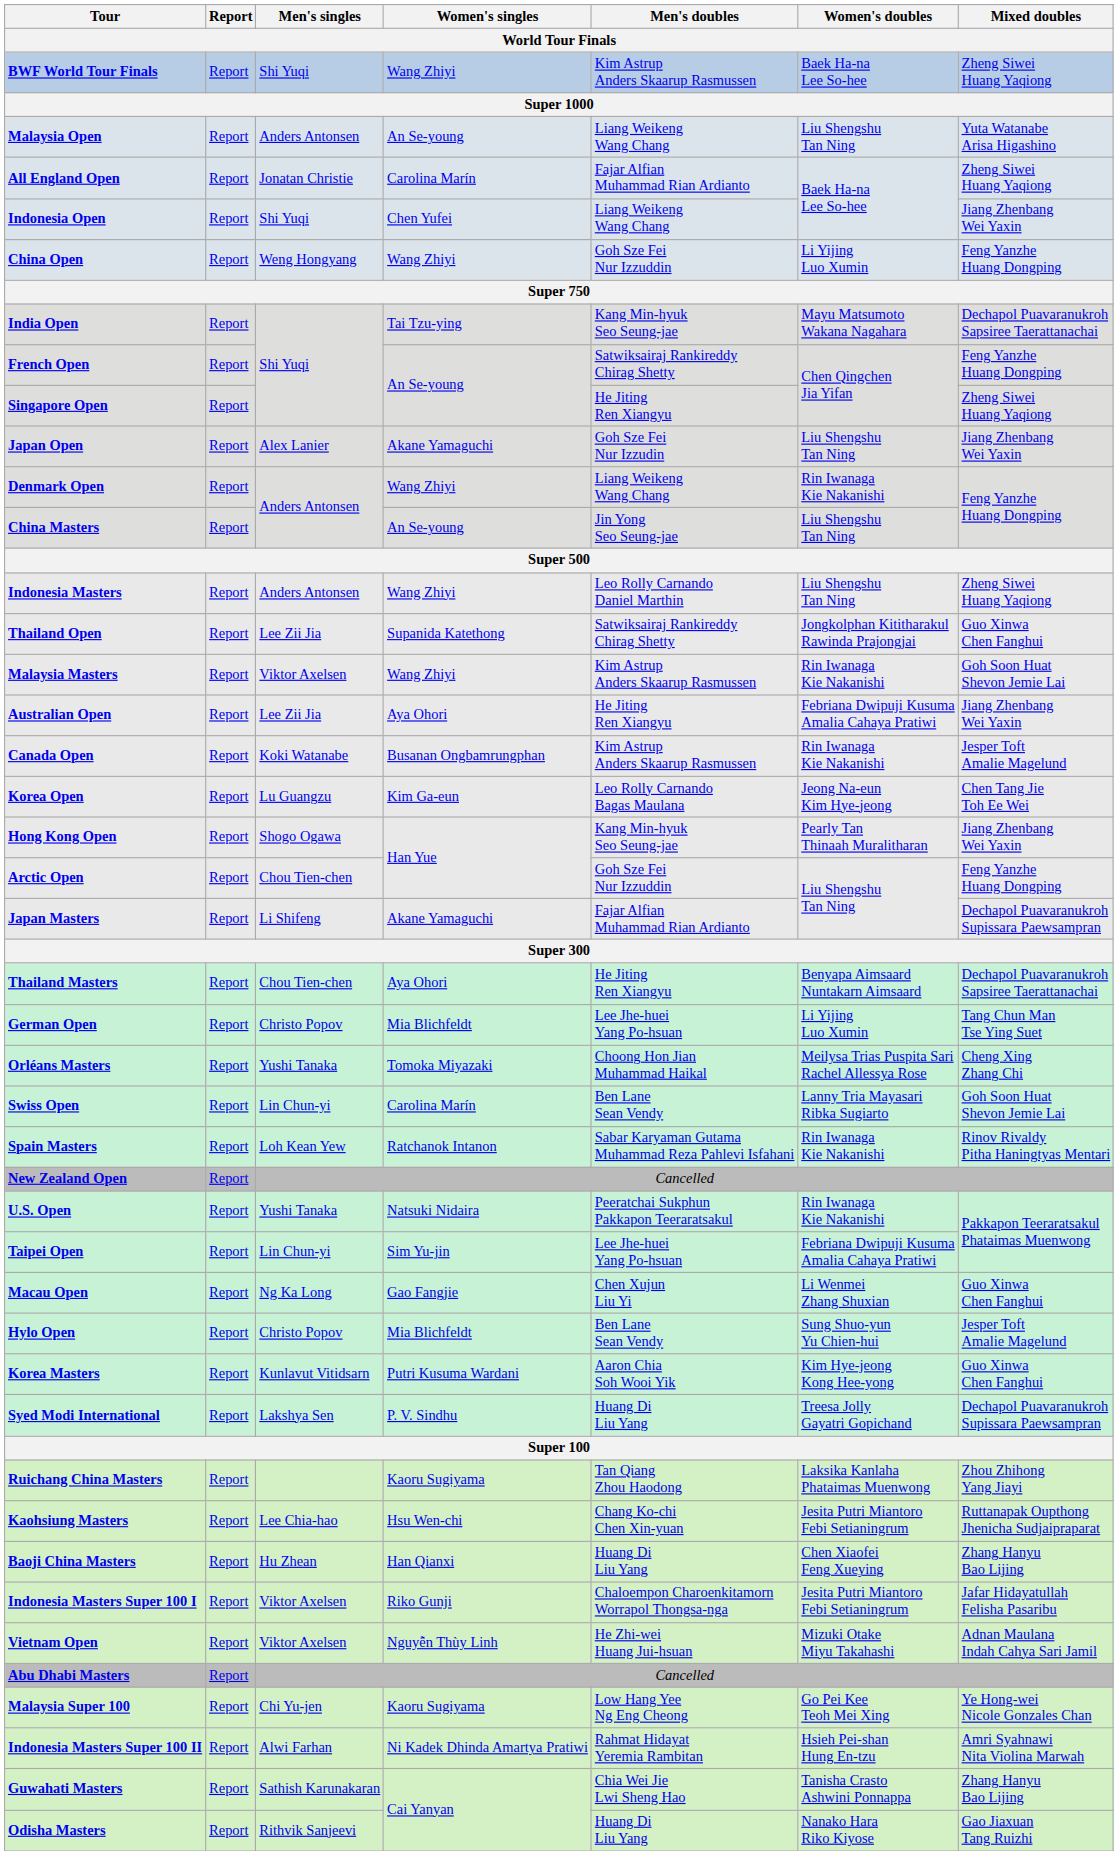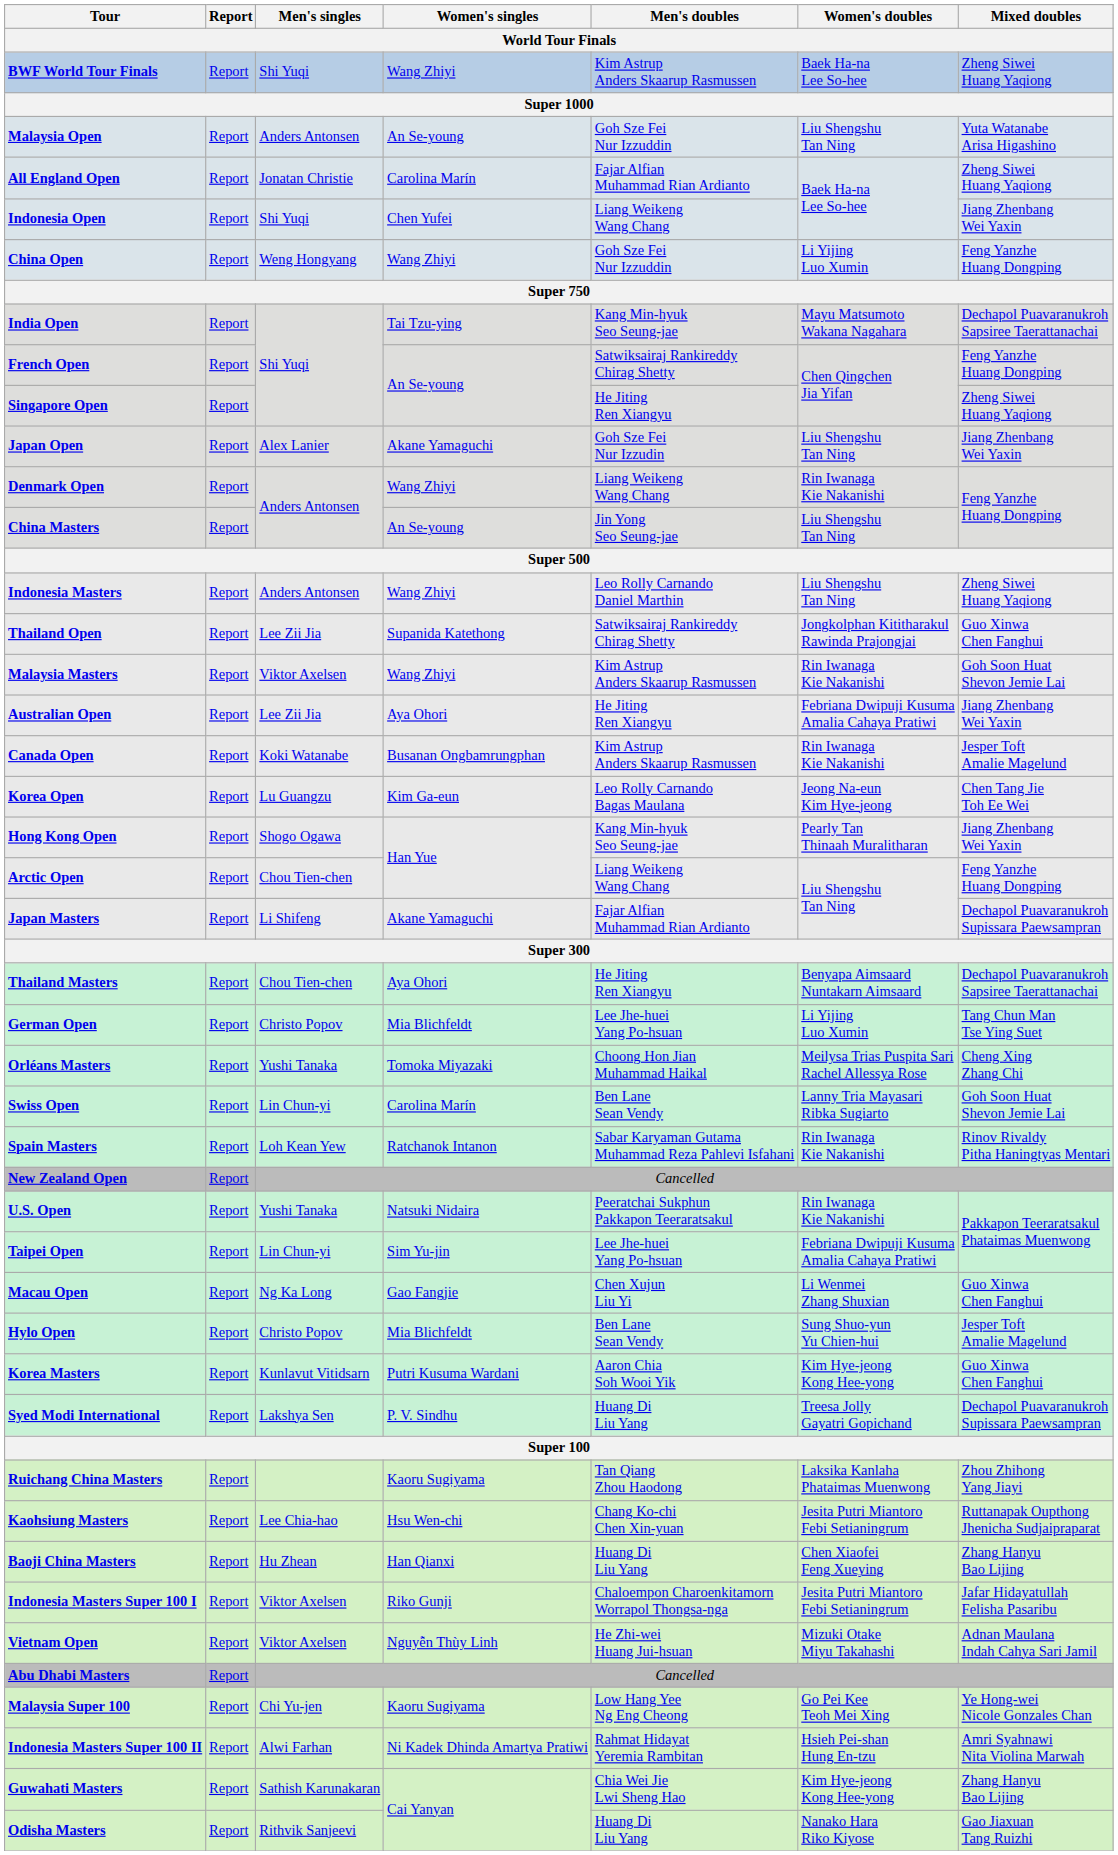(639, 136) Liang Weikeng Wang Chang -> (633, 136) Goh Sze Fei Nur Izzuddin
(633, 878) Goh Sze Fei Nur Izzuddin -> (639, 878) Liang Weikeng Wang Chang
(856, 1789) Tanisha Crasto Ashwini Ponnappa -> (848, 1789) Kim Hye-jeong Kong Hee-yong
